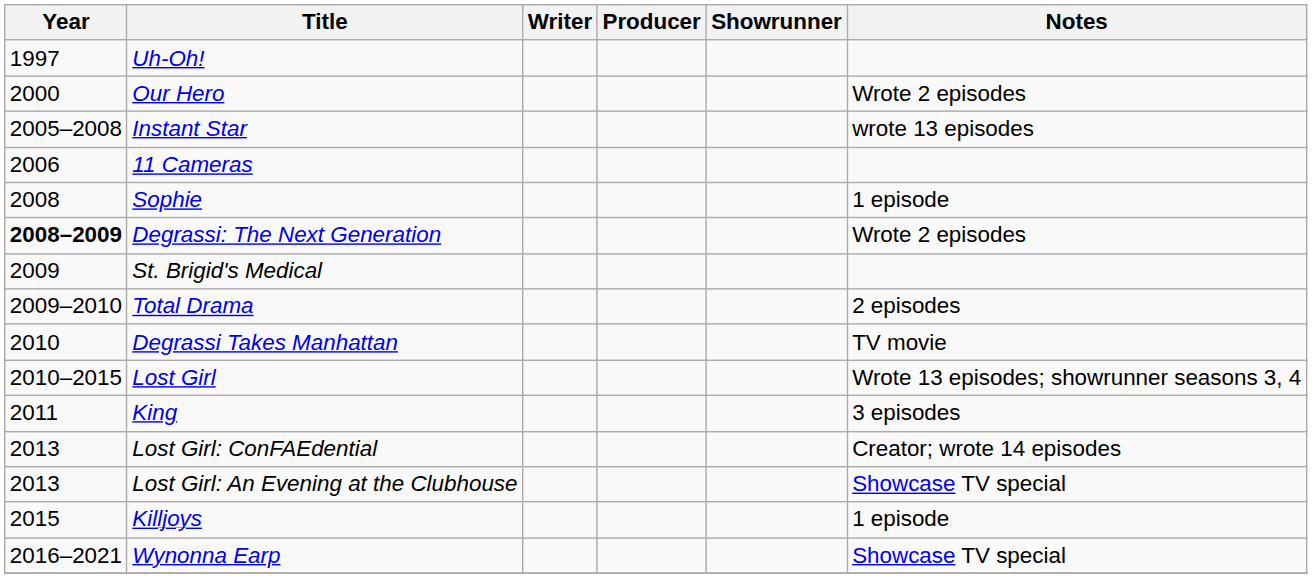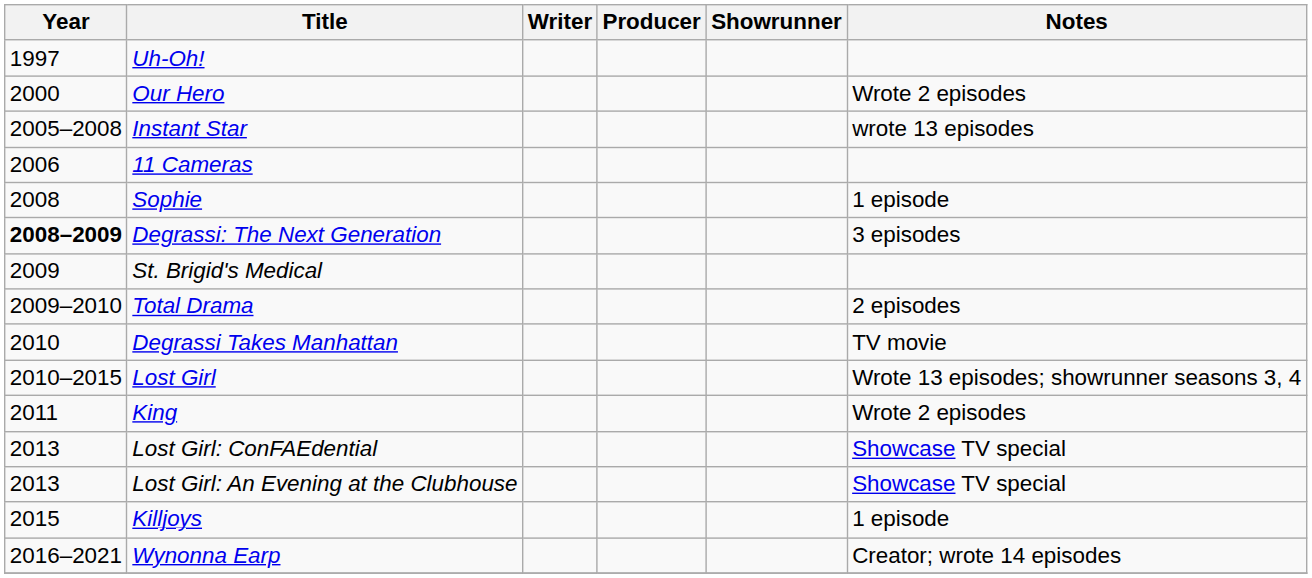(939, 235) Wrote 2 episodes -> (906, 235) 3 episodes
(906, 413) 3 episodes -> (939, 413) Wrote 2 episodes
(987, 448) Creator; wrote 14 episodes -> (959, 448) Showcase TV special
(959, 555) Showcase TV special -> (987, 555) Creator; wrote 14 episodes
